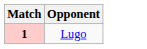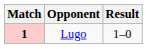+ column: (122, 14)
